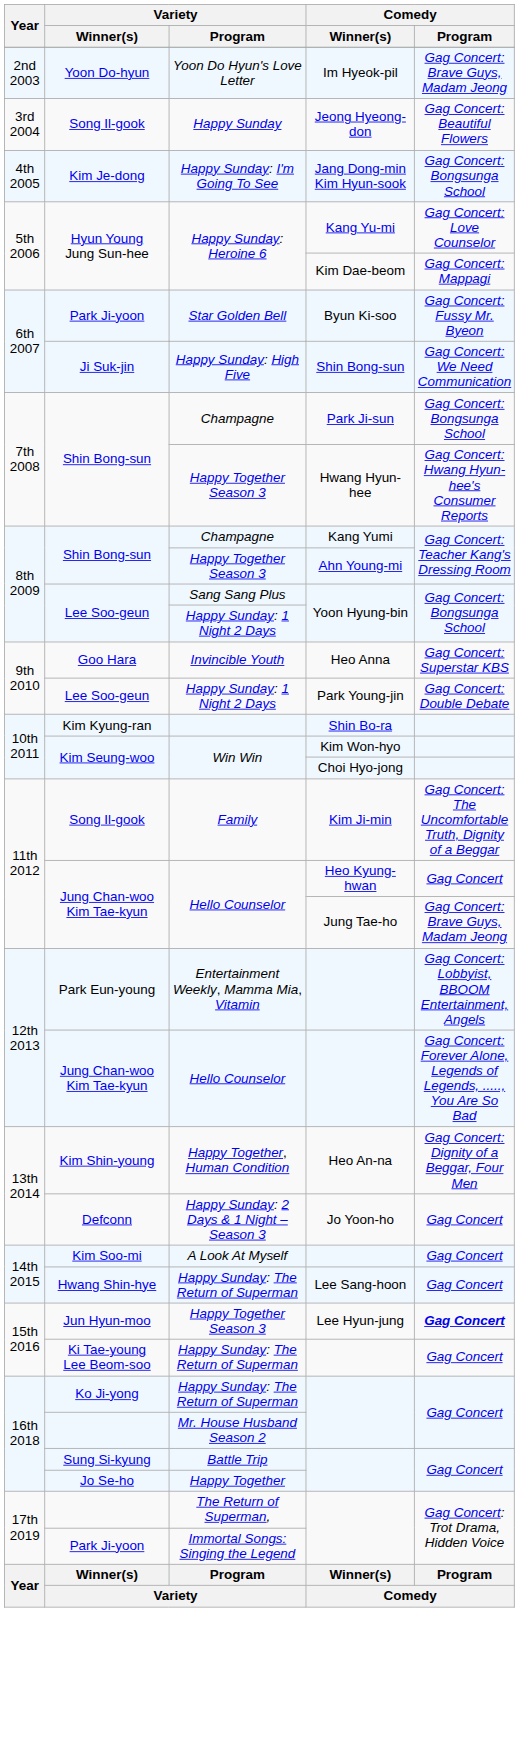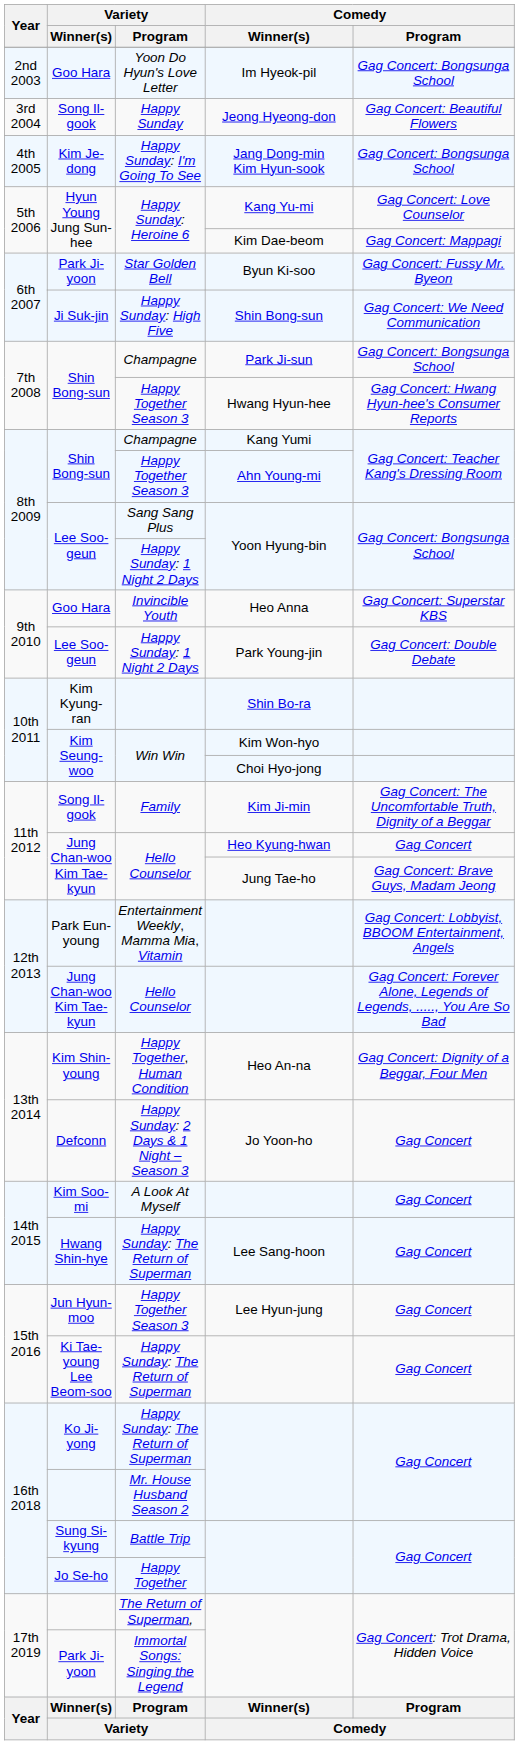(107, 72) Yoon Do-hyun -> (81, 72) Goo Hara
(465, 72) Gag Concert: Brave Guys, Madam Jeong -> (433, 72) Gag Concert: Bongsunga School
(465, 1321) bold -> (433, 1310) normal
